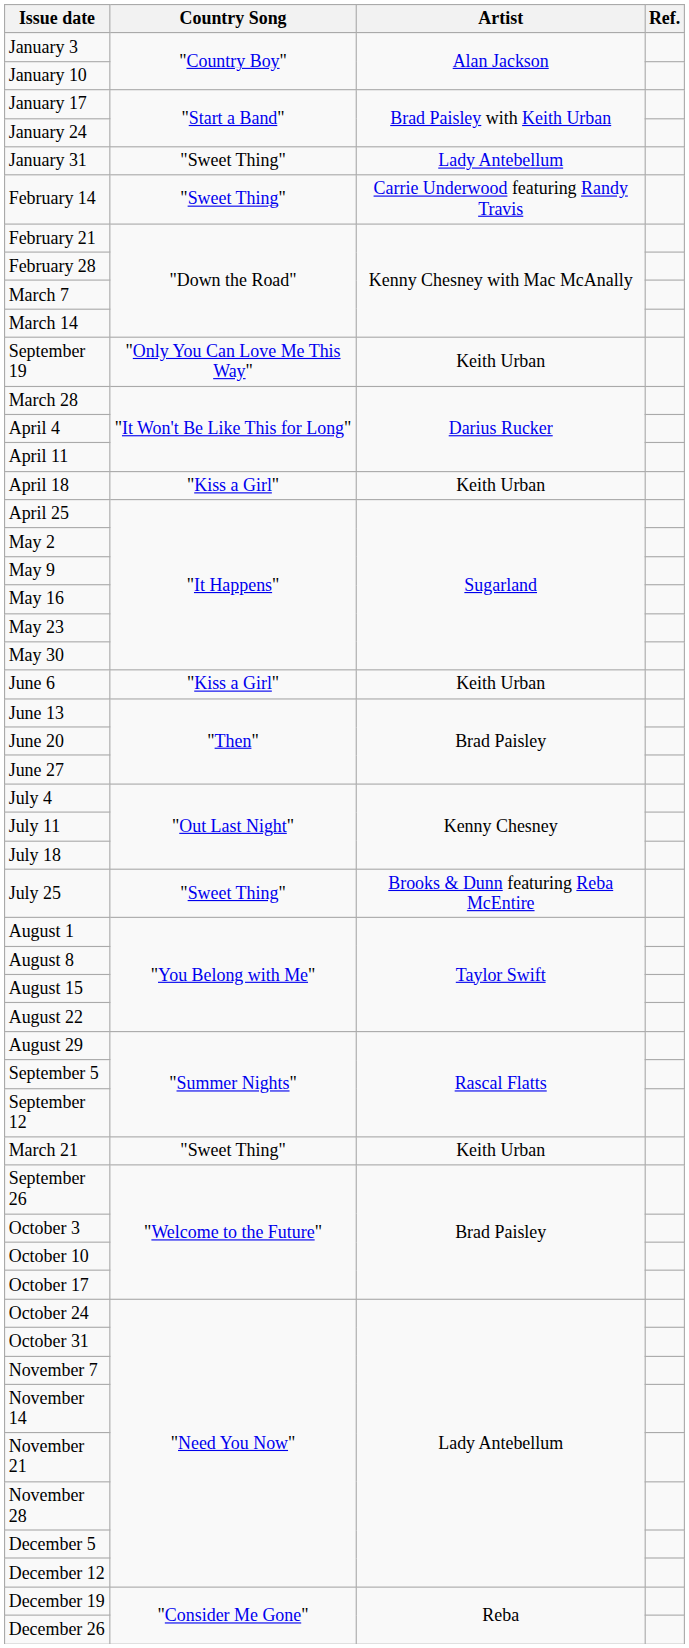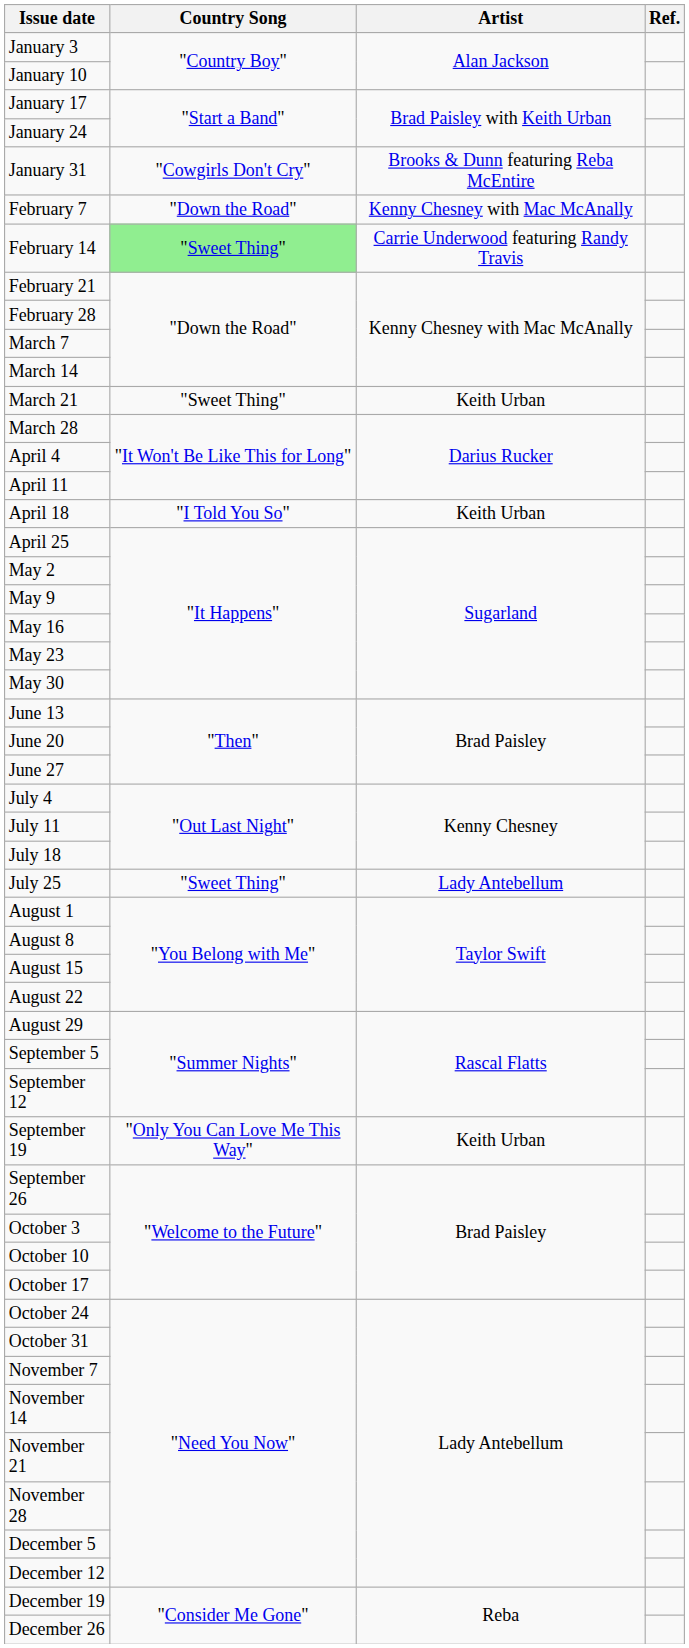(233, 160) "Sweet Thing" -> (233, 170) "Cowgirls Don't Cry"
(501, 160) Lady Antebellum -> (501, 170) Brooks & Dunn featuring Reba McEntire
+ row: (48, 209)
(233, 199) no background -> (233, 247) lightgreen background
rows swapped: (43, 1150) <-> (47, 361)
(233, 485) "Kiss a Girl" -> (233, 513) "I Told You So"
- row: (32, 684)
(501, 893) Brooks & Dunn featuring Reba McEntire -> (501, 883) Lady Antebellum
